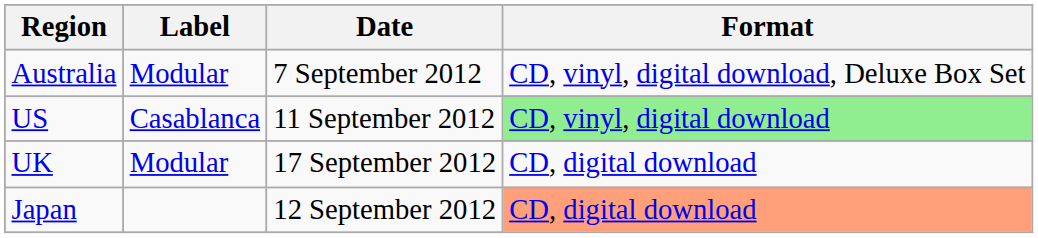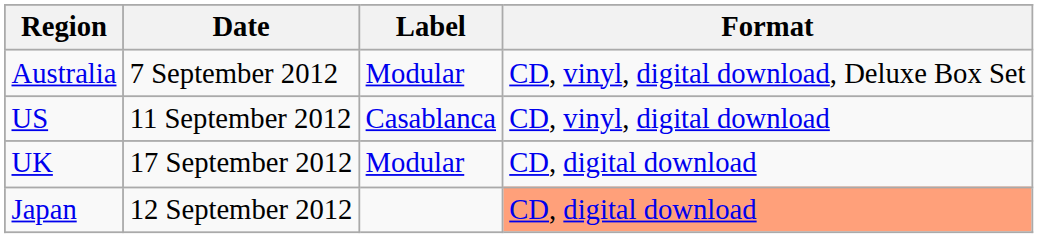columns swapped: (385, 27) <-> (195, 27)
(670, 118) lightgreen background -> (670, 118) no background
